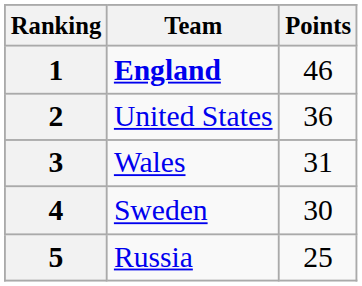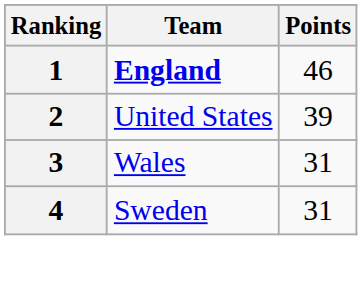(318, 116) 36 -> (318, 116) 39
(318, 210) 30 -> (318, 210) 31
- row: (153, 257)
